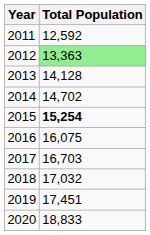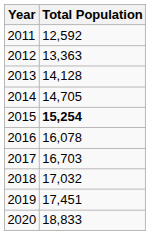(62, 55) lightgreen background -> (62, 55) no background
(62, 96) 14,702 -> (62, 96) 14,705
(62, 138) 16,075 -> (62, 138) 16,078
